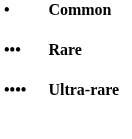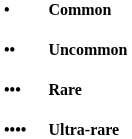+ row: (88, 50)
